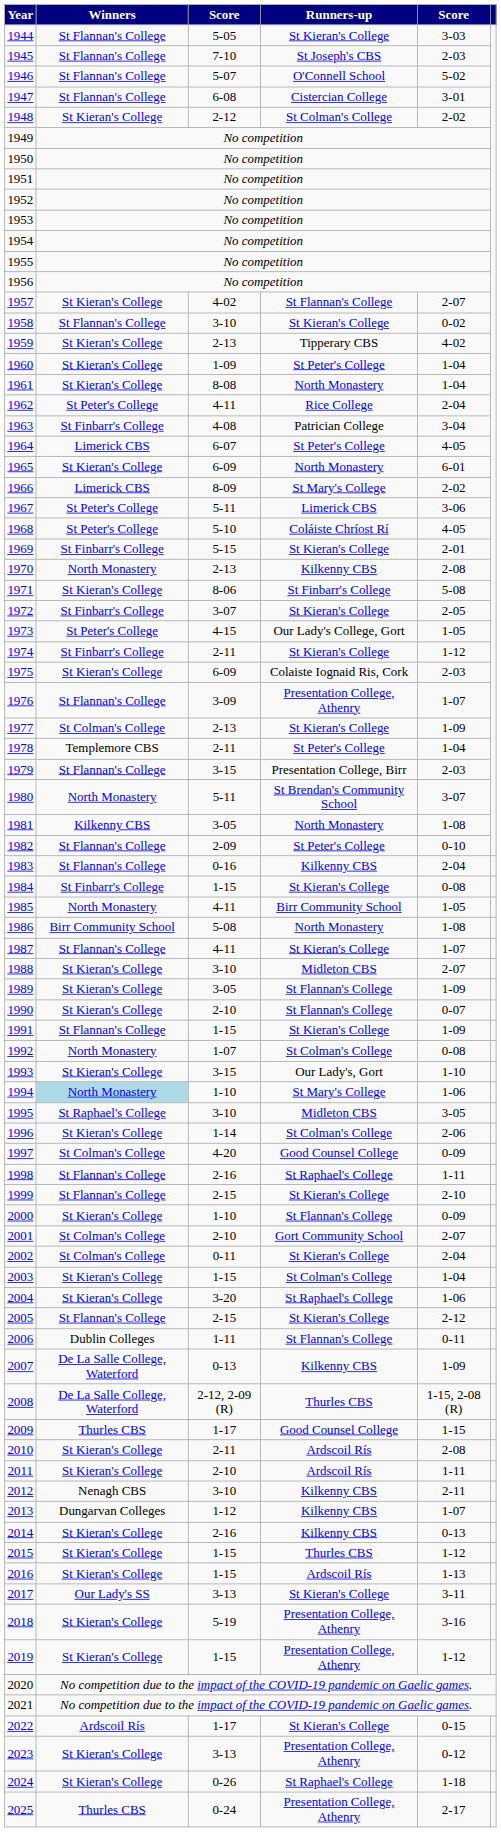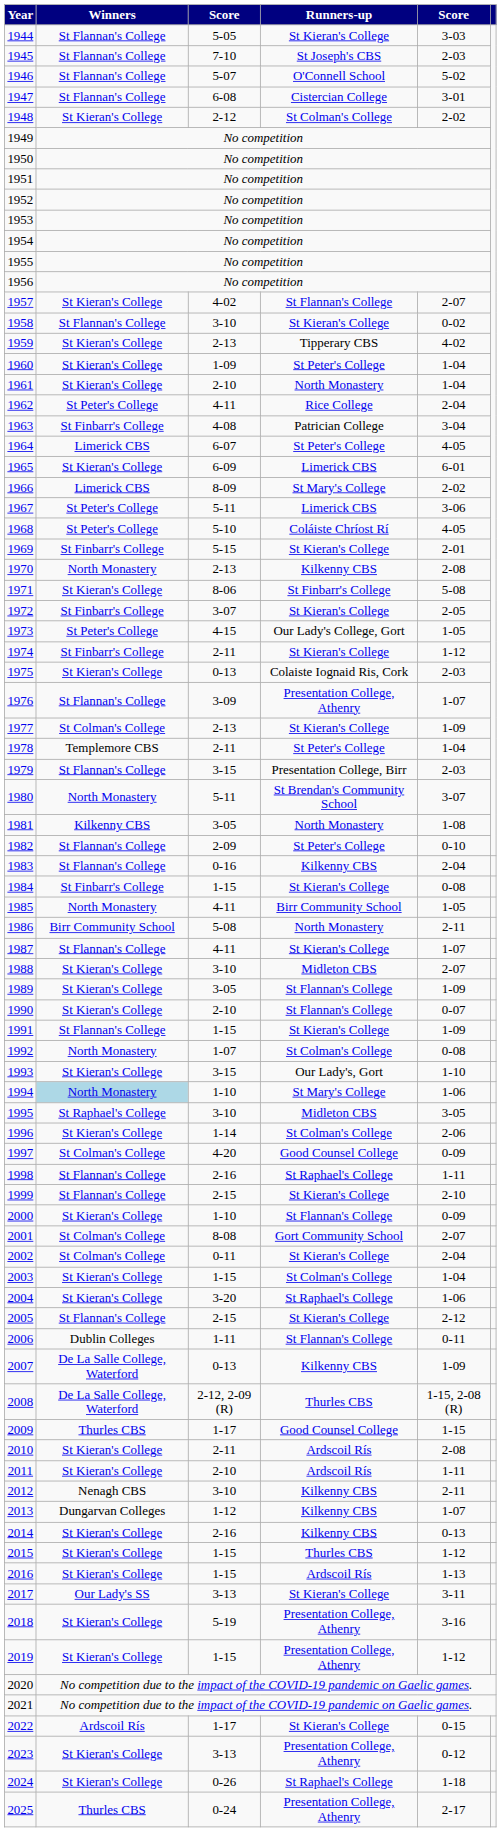(224, 384) 8-08 -> (224, 384) 2-10
(339, 466) North Monastery -> (339, 466) Limerick CBS
(224, 672) 6-09 -> (224, 672) 0-13
(454, 927) 1-08 -> (454, 927) 2-11
(224, 1236) 2-10 -> (224, 1236) 8-08
